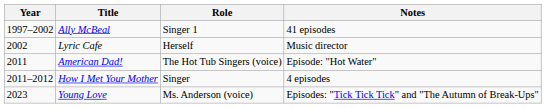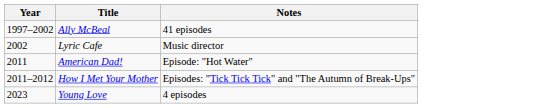- column: (222, 12)
(308, 78) 4 episodes -> (289, 78) Episodes: "Tick Tick Tick" and "The Autumn of Break-Ups"
(413, 95) Episodes: "Tick Tick Tick" and "The Autumn of Break-Ups" -> (184, 95) 4 episodes
